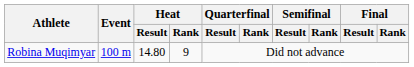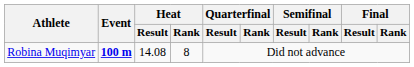(116, 53) normal -> (116, 53) bold
(152, 53) 14.80 -> (152, 53) 14.08
(186, 53) 9 -> (187, 53) 8
